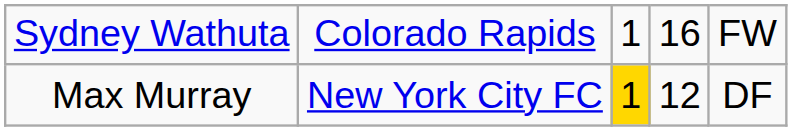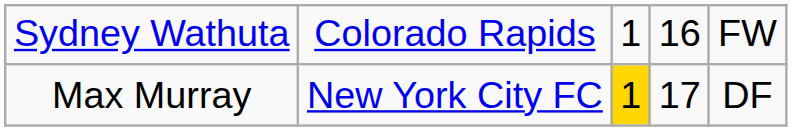(680, 94) 12 -> (680, 94) 17
